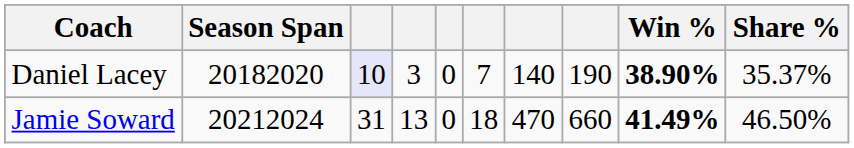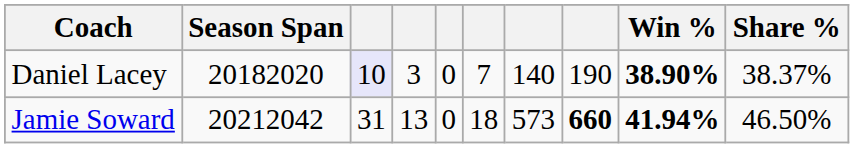(787, 73) 35.37% -> (787, 73) 38.37%
(266, 119) 20212024 -> (266, 119) 20212042
(533, 119) 470 -> (533, 119) 573
(590, 119) normal -> (590, 119) bold
(672, 119) 41.49% -> (672, 119) 41.94%
